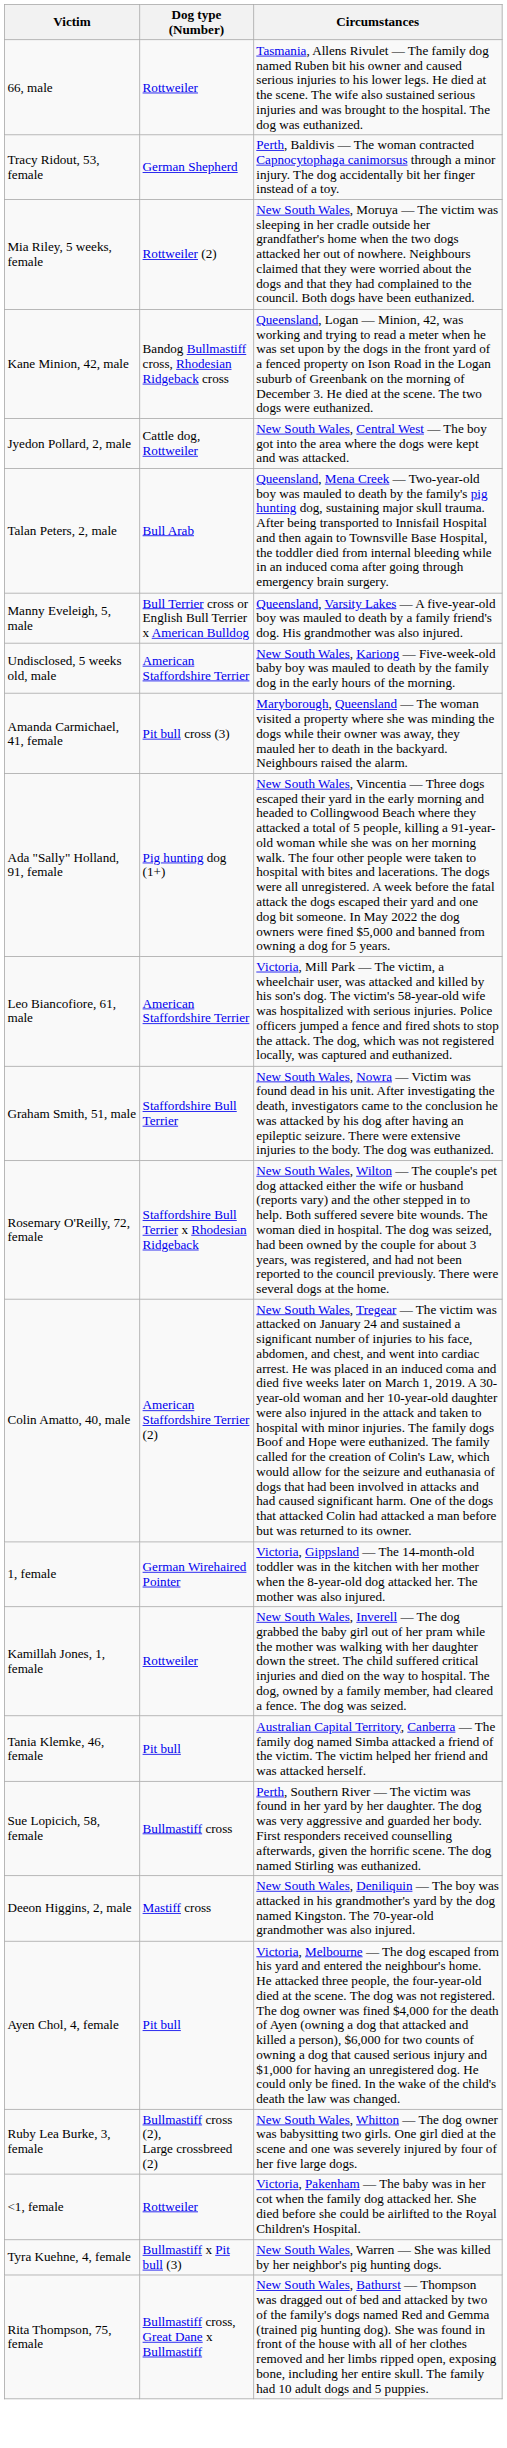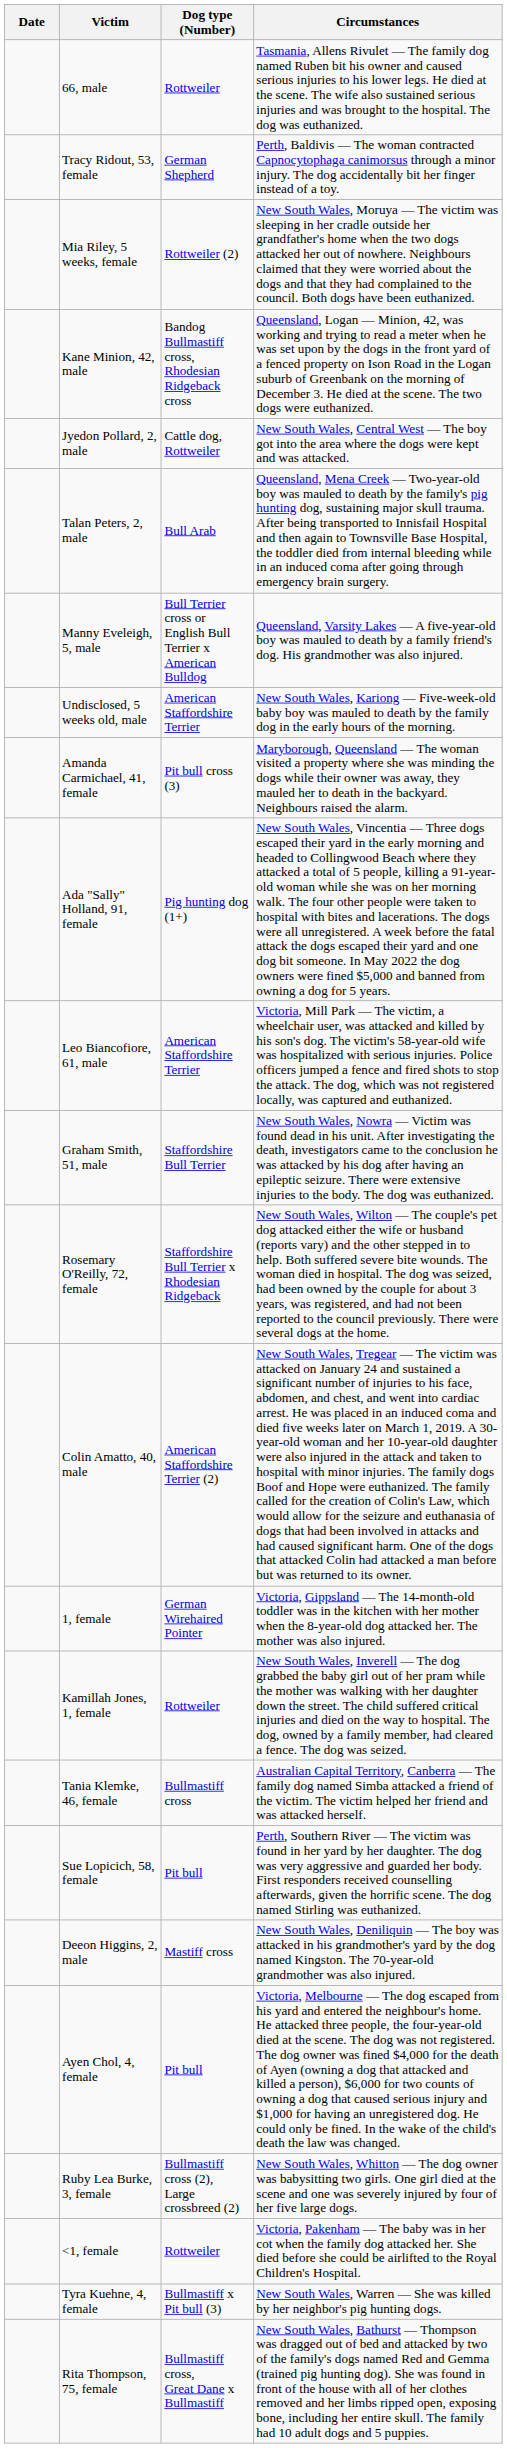+ column: (32, 22)
(162, 1748) Pit bull -> (194, 1792) Bullmastiff cross
(187, 1828) Bullmastiff cross -> (184, 1872) Pit bull
